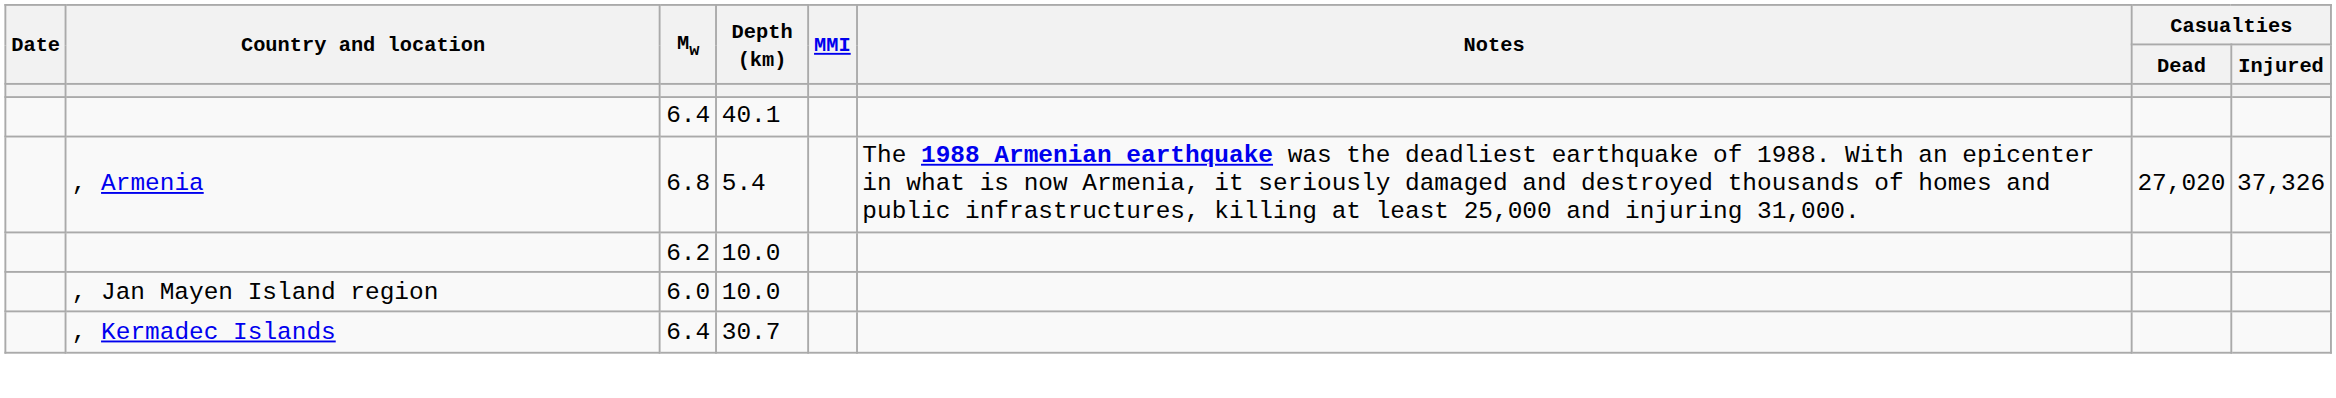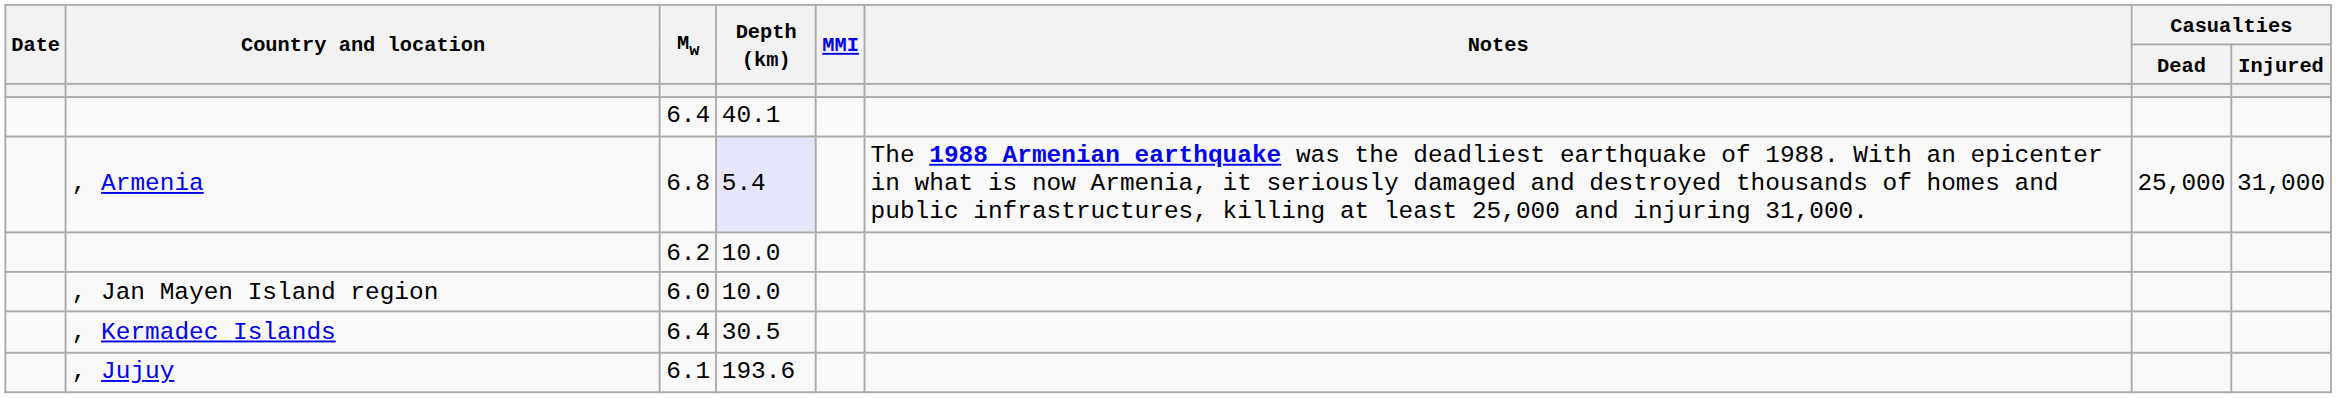(744, 184) no background -> (744, 184) lavender background
(2181, 184) 27,020 -> (2181, 184) 25,000
(2281, 184) 37,326 -> (2281, 184) 31,000
(751, 332) 30.7 -> (751, 332) 30.5
+ row: (123, 372)
